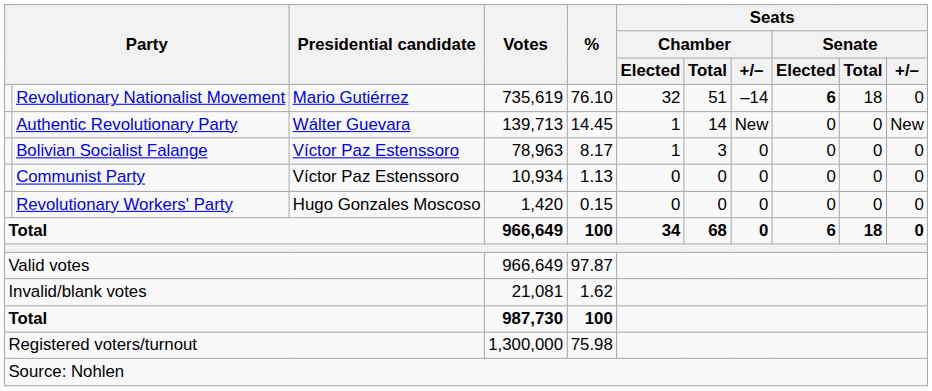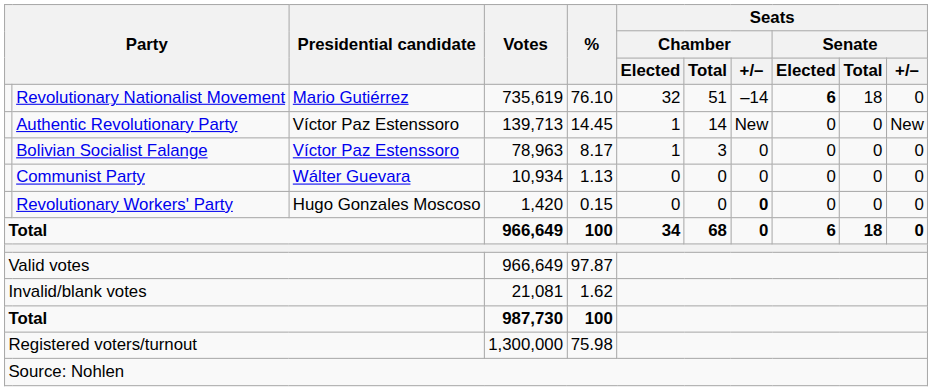(352, 124) Wálter Guevara -> (376, 124) Víctor Paz Estenssoro
(376, 177) Víctor Paz Estenssoro -> (352, 177) Wálter Guevara
(764, 204) normal -> (764, 204) bold
